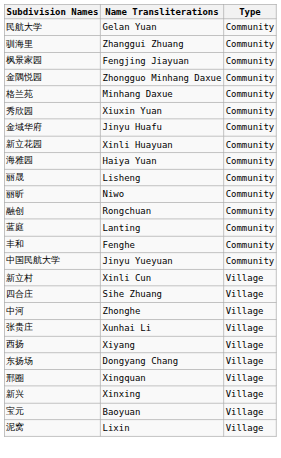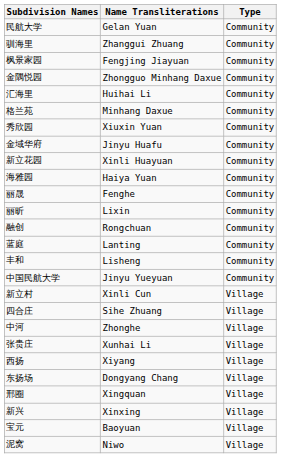+ row: (20, 94)
(121, 178) Lisheng -> (119, 194) Fenghe
(113, 194) Niwo -> (116, 211) Lixin
(119, 244) Fenghe -> (121, 261) Lisheng
(116, 428) Lixin -> (113, 445) Niwo
